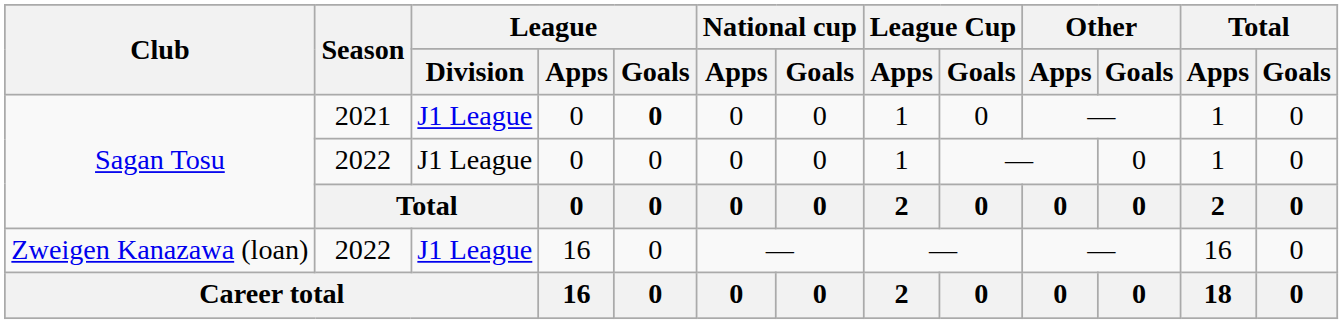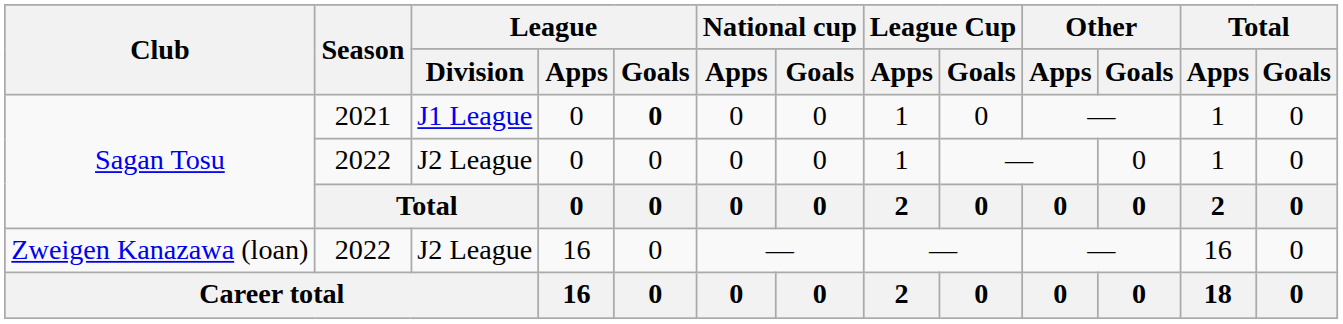(475, 160) J1 League -> (475, 160) J2 League
(475, 250) J1 League -> (475, 250) J2 League
